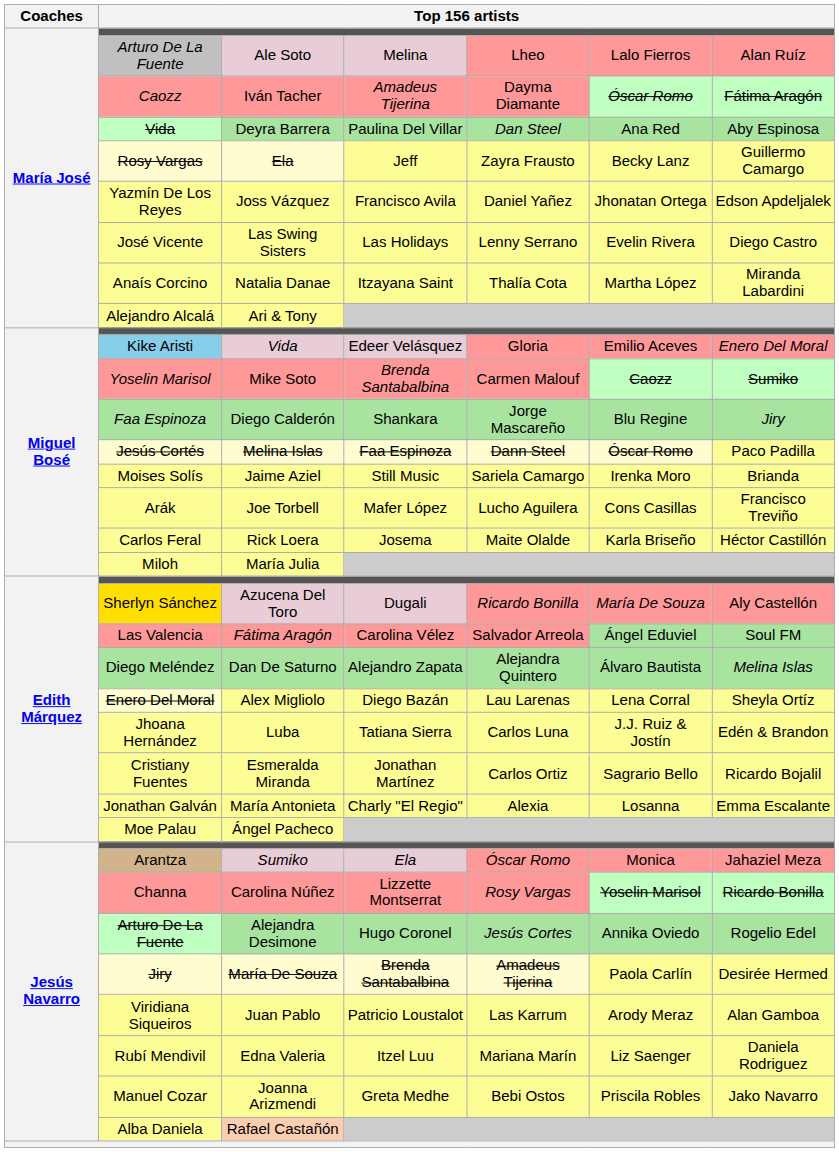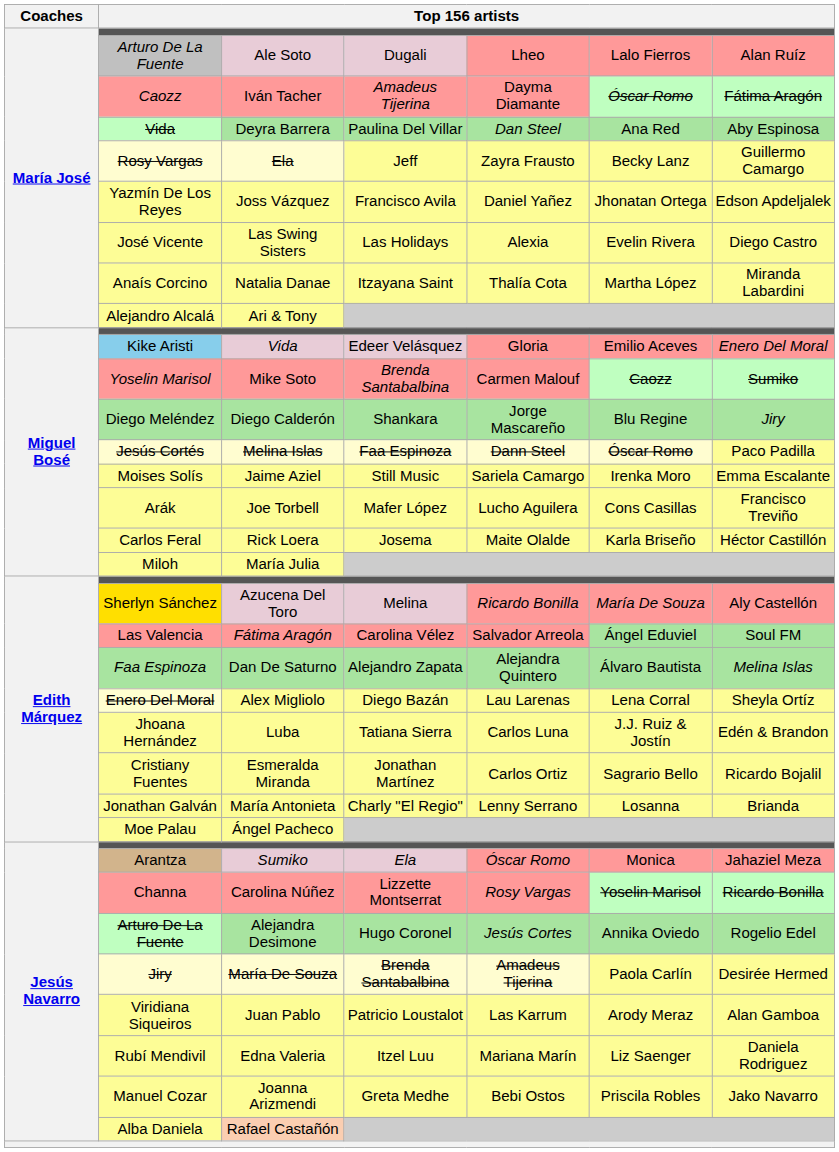(405, 55) Melina -> (405, 55) Dugali
(528, 242) Lenny Serrano -> (528, 242) Alexia
(160, 419) Faa Espinoza -> (160, 419) Diego Meléndez
(773, 475) Brianda -> (773, 475) Emma Escalante
(405, 603) Dugali -> (405, 603) Melina
(160, 668) Diego Meléndez -> (160, 668) Faa Espinoza
(528, 805) Alexia -> (528, 805) Lenny Serrano
(773, 805) Emma Escalante -> (773, 805) Brianda
